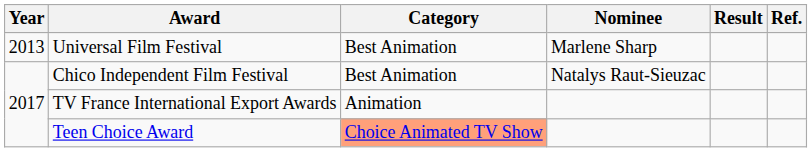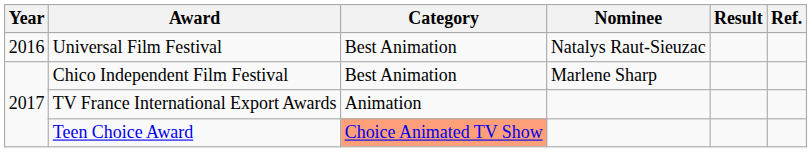(27, 47) 2013 -> (27, 47) 2016
(604, 47) Marlene Sharp -> (628, 47) Natalys Raut-Sieuzac
(628, 75) Natalys Raut-Sieuzac -> (604, 75) Marlene Sharp
